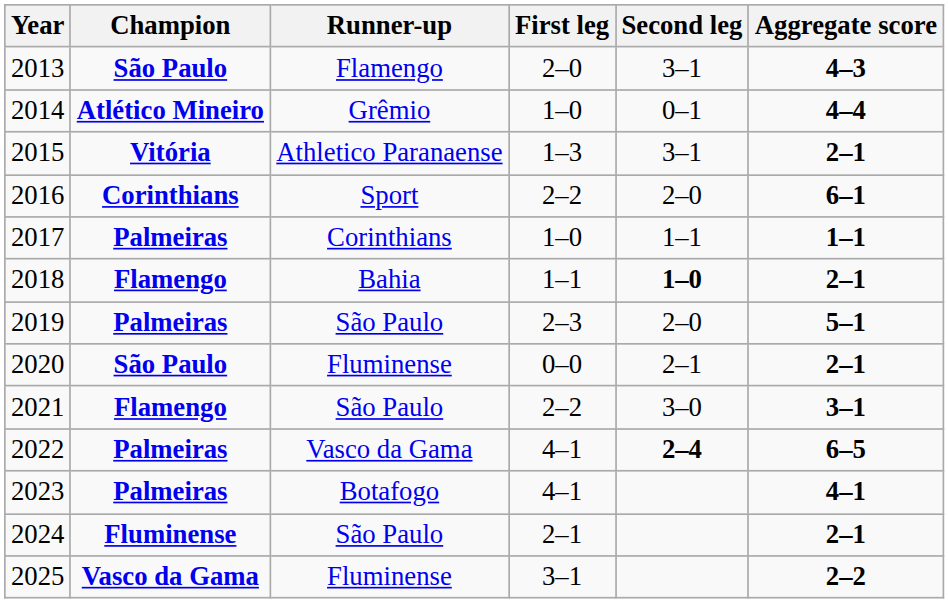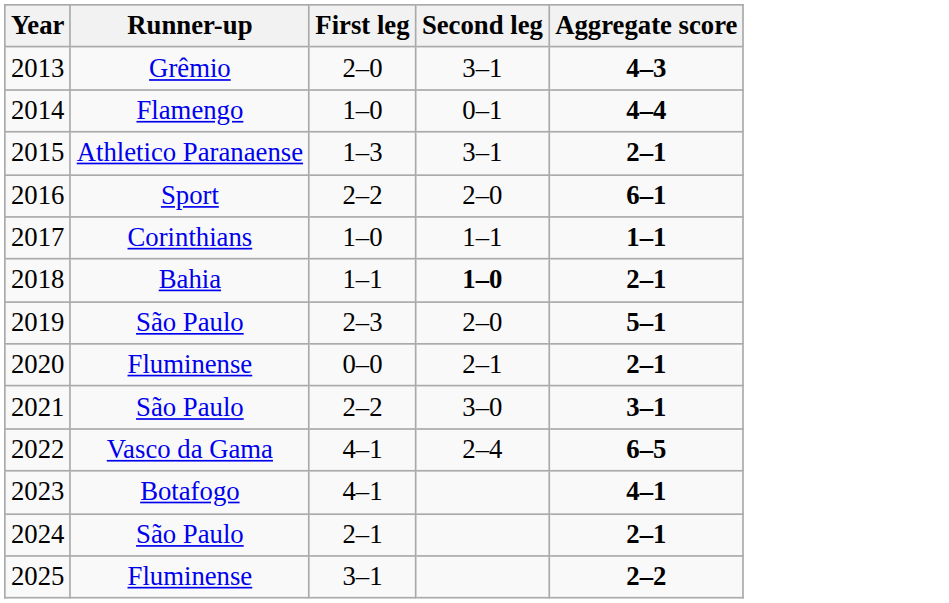- column: (170, 25)
(389, 68) Flamengo -> (190, 68) Grêmio
(389, 110) Grêmio -> (190, 110) Flamengo
(682, 449) bold -> (482, 449) normal
